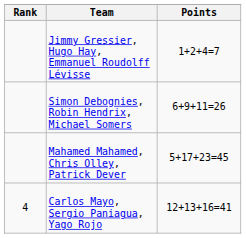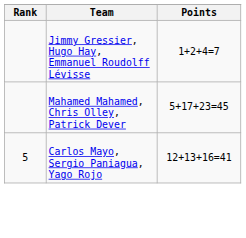- row: (96, 113)
(25, 208) 4 -> (25, 158) 5
